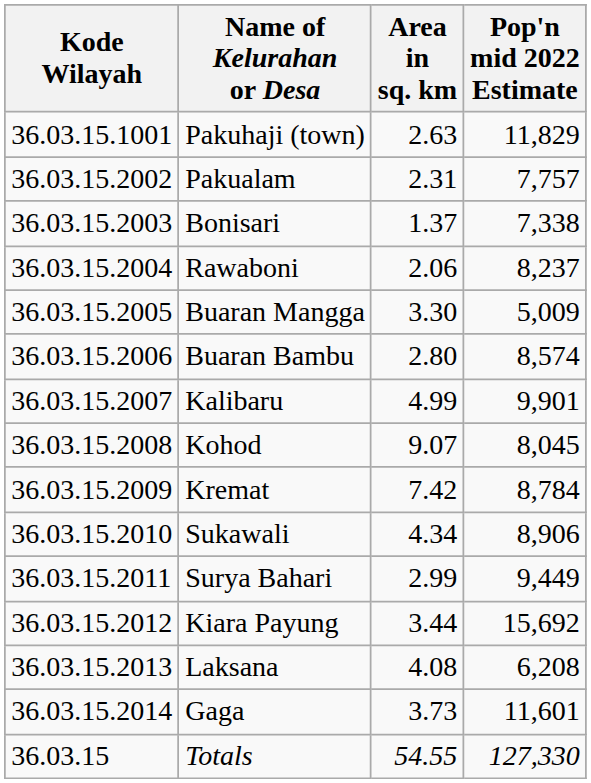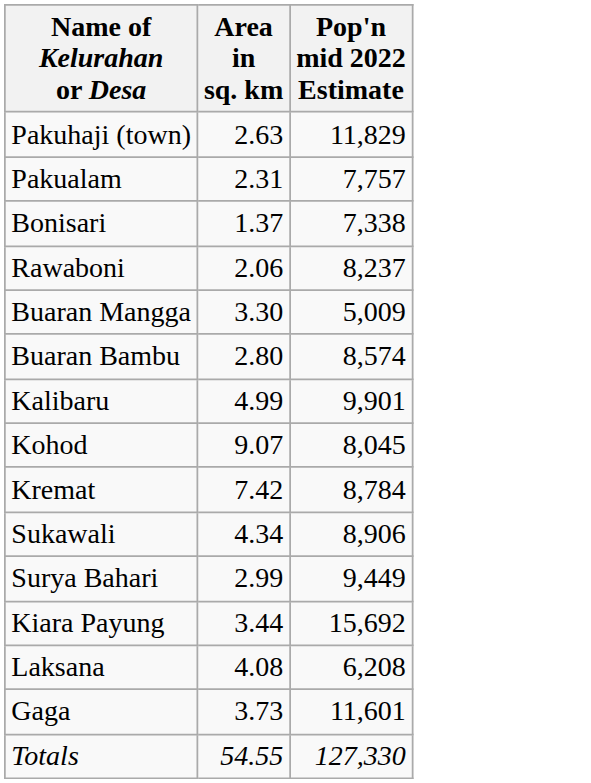- column: (92, 58)
